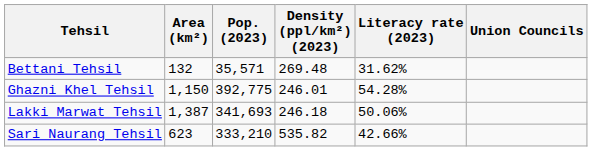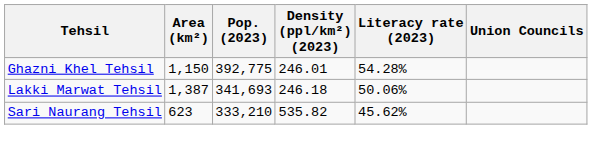- row: (65, 69)
(382, 135) 42.66% -> (382, 113) 45.62%
